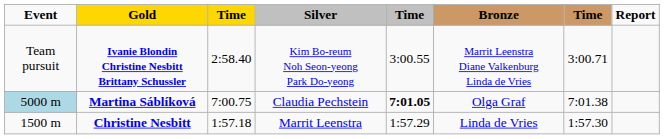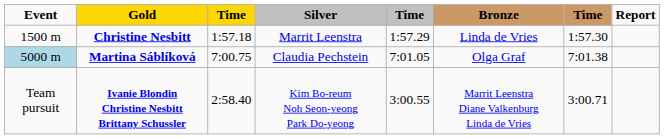rows swapped: (142, 123) <-> (142, 66)
(410, 101) bold -> (410, 57) normal
